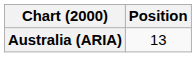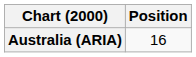(158, 39) 13 -> (158, 39) 16
